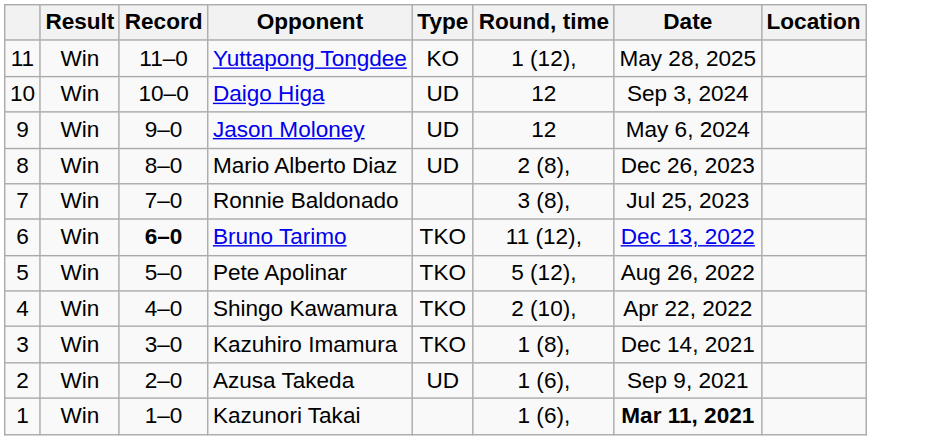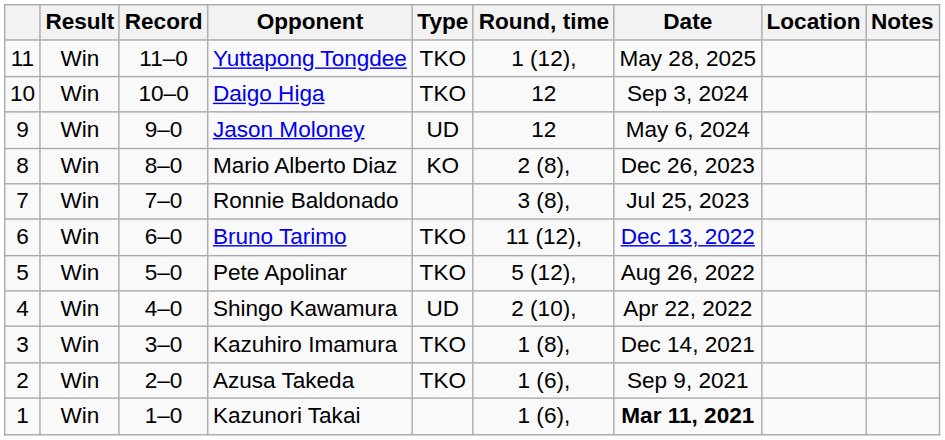+ column: (902, 22)
(443, 58) KO -> (443, 58) TKO
(443, 93) UD -> (443, 93) TKO
(443, 165) UD -> (443, 165) KO
(164, 237) bold -> (164, 237) normal
(443, 308) TKO -> (443, 308) UD
(443, 380) UD -> (443, 380) TKO
